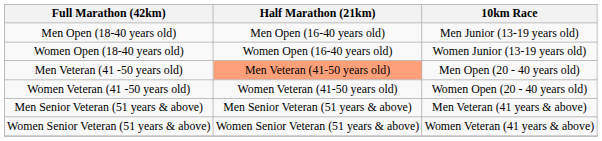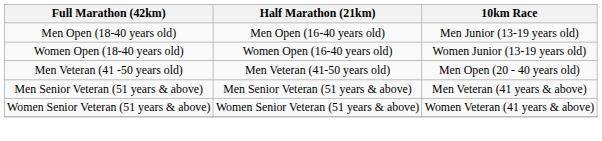(318, 70) lightsalmon background -> (318, 70) no background
- row: (109, 88)
